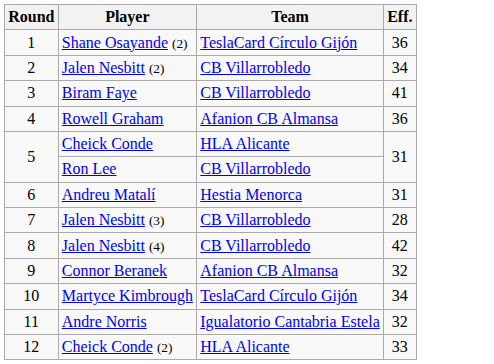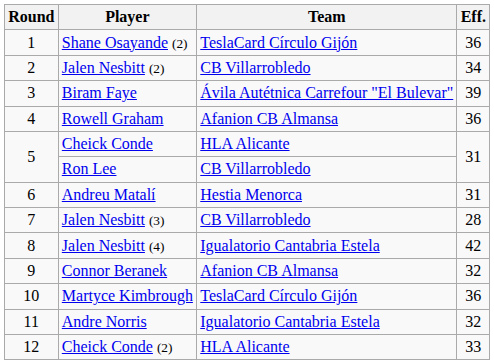(255, 93) CB Villarrobledo -> (327, 93) Ávila Autétnica Carrefour "El Bulevar"
(400, 93) 41 -> (473, 93) 39
(255, 245) CB Villarrobledo -> (290, 245) Igualatorio Cantabria Estela
(400, 296) 34 -> (473, 296) 36
